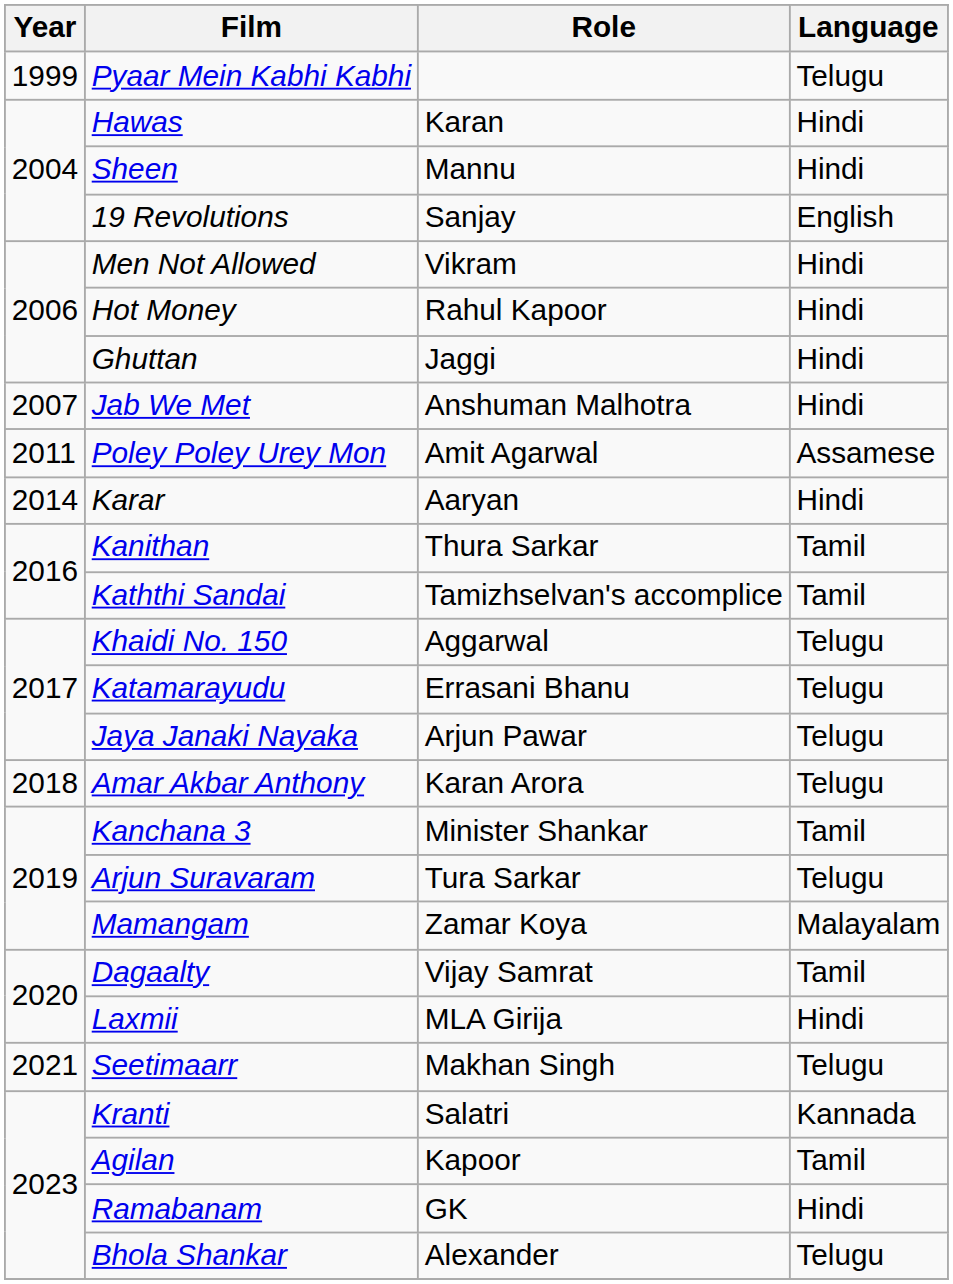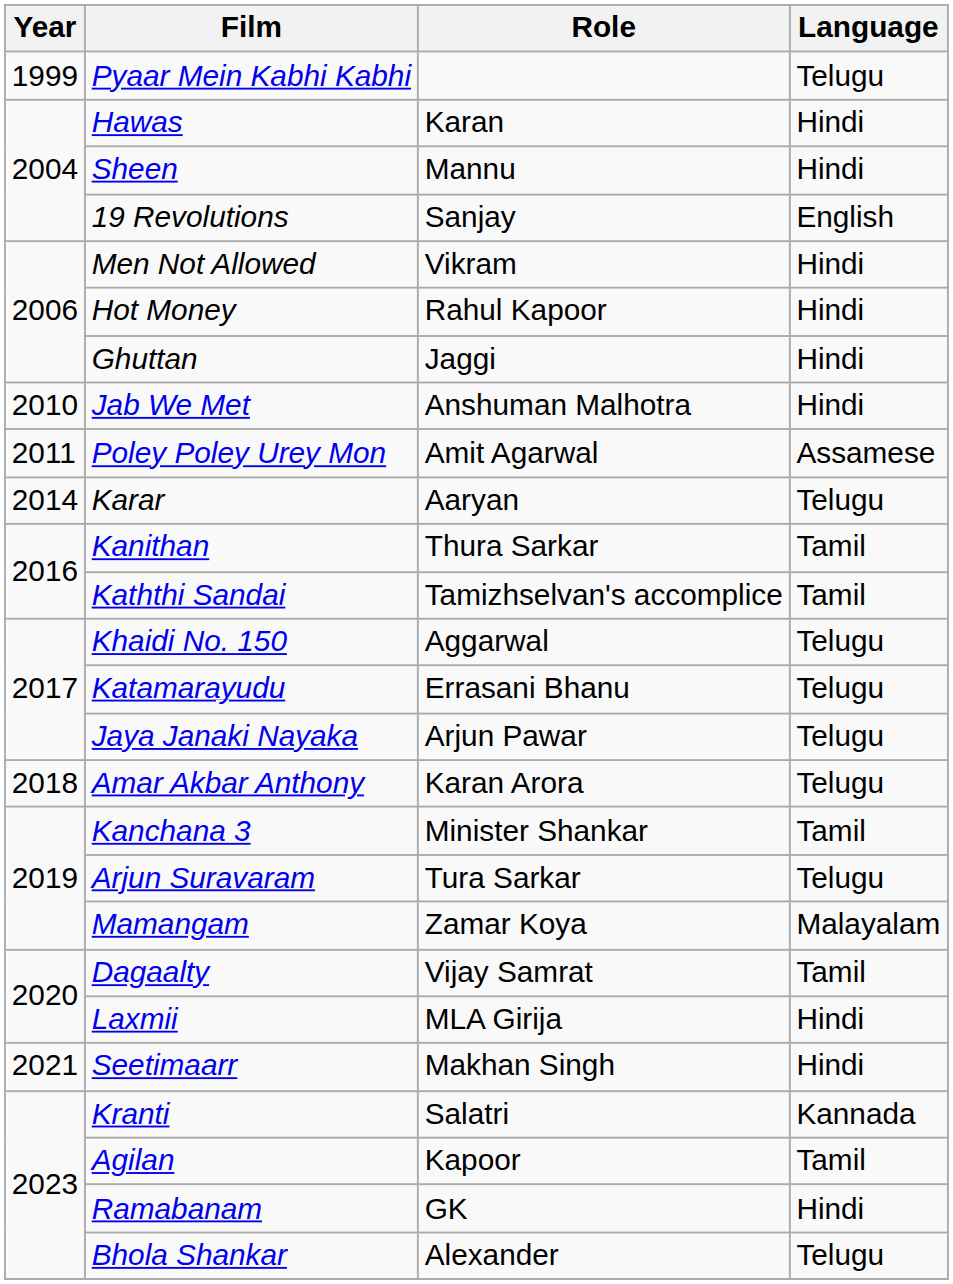(45, 405) 2007 -> (45, 405) 2010
(830, 500) Hindi -> (840, 500) Telugu
(840, 1066) Telugu -> (830, 1066) Hindi
